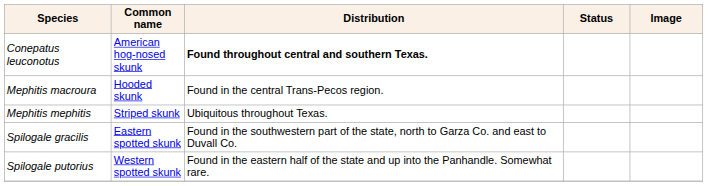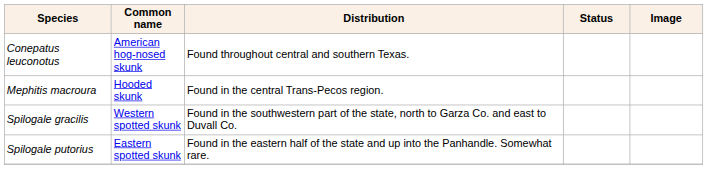(307, 54) bold -> (298, 54) normal
- row: (49, 113)
(147, 137) Eastern spotted skunk -> (147, 119) Western spotted skunk
(147, 166) Western spotted skunk -> (147, 149) Eastern spotted skunk
